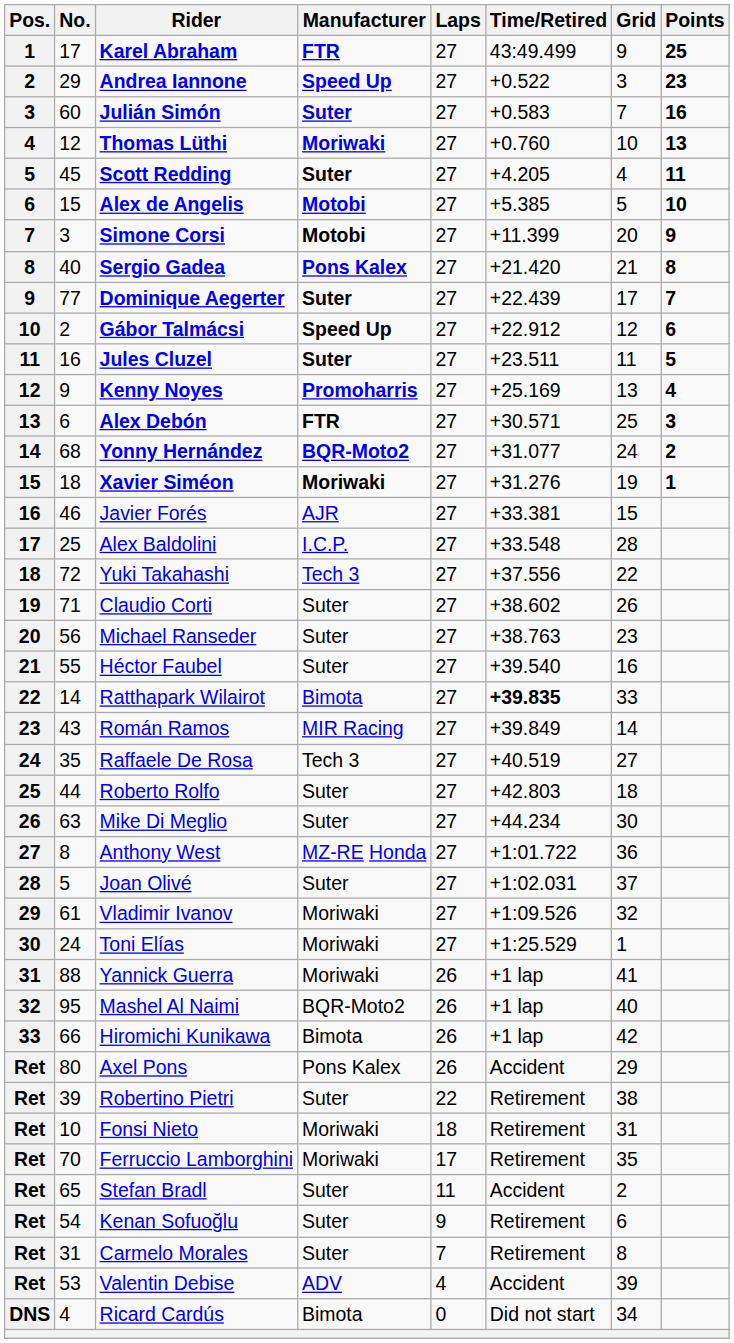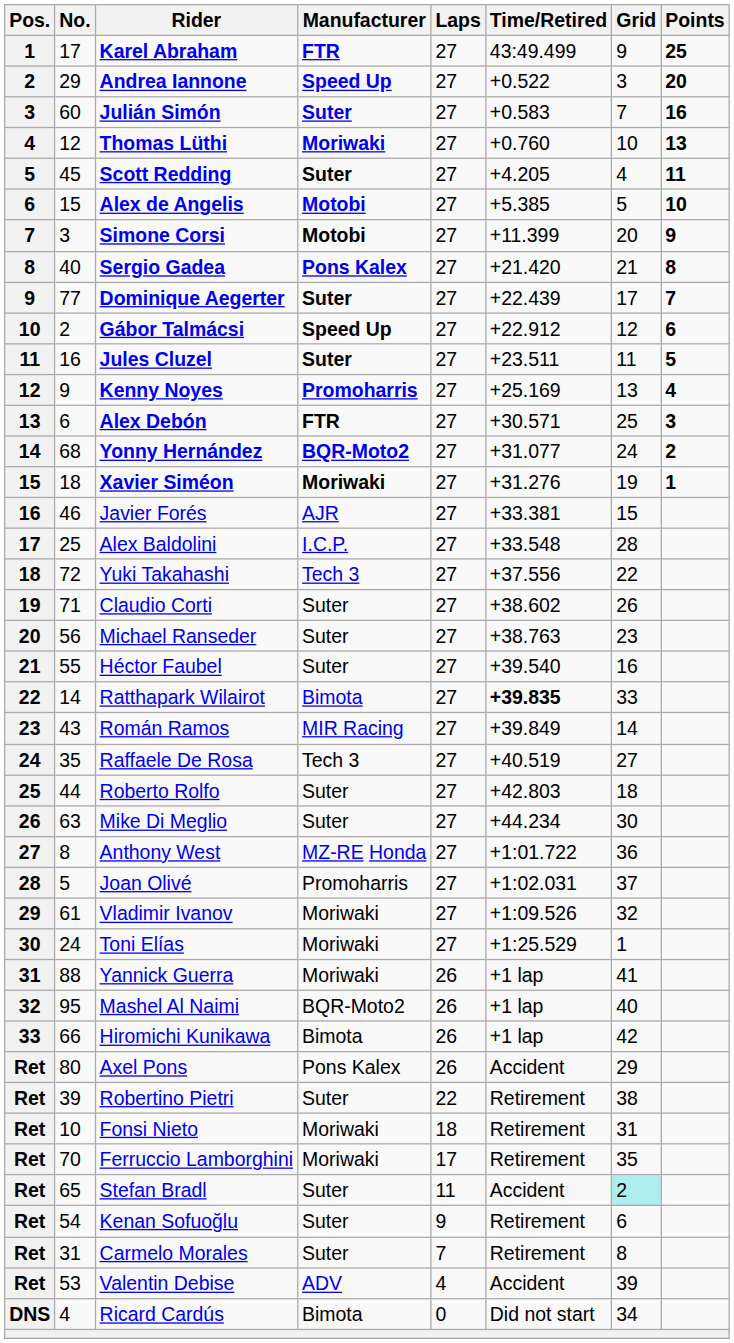(676, 82) 23 -> (676, 82) 20
(325, 883) Suter -> (355, 883) Promoharris
(622, 1191) no background -> (622, 1191) paleturquoise background
